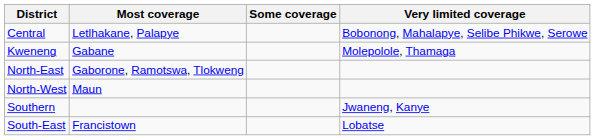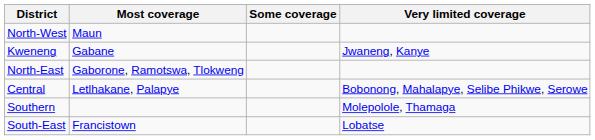rows swapped: (26, 33) <-> (37, 89)
(399, 51) Molepolole, Thamaga -> (386, 51) Jwaneng, Kanye
(386, 107) Jwaneng, Kanye -> (399, 107) Molepolole, Thamaga
